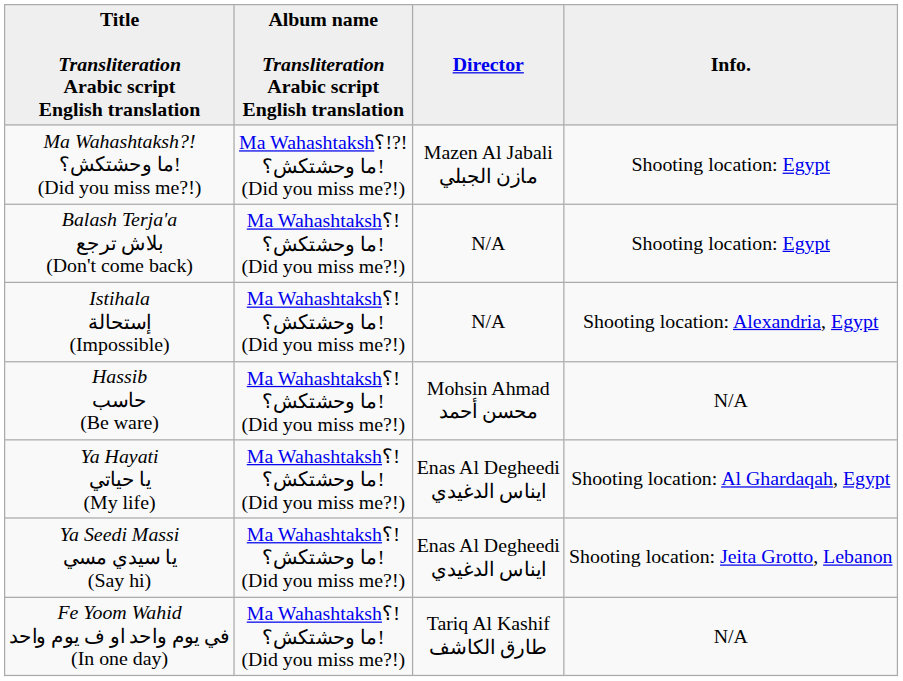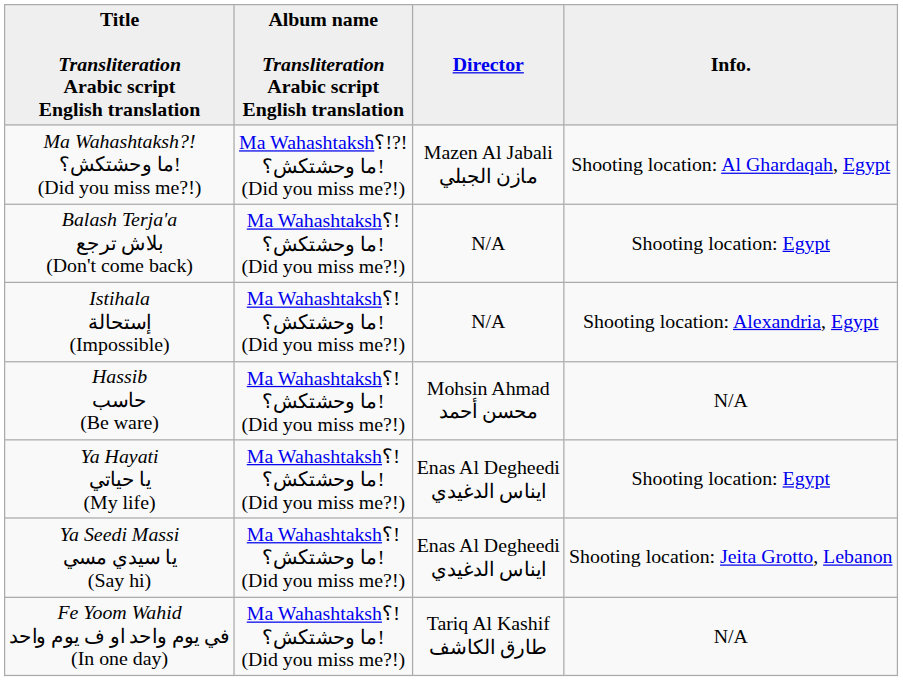(731, 164) Shooting location: Egypt -> (731, 164) Shooting location: Al Ghardaqah, Egypt
(731, 478) Shooting location: Al Ghardaqah, Egypt -> (731, 478) Shooting location: Egypt
